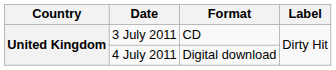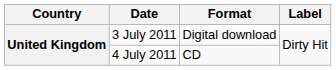(192, 34) CD -> (229, 34) Digital download
(229, 55) Digital download -> (192, 55) CD
